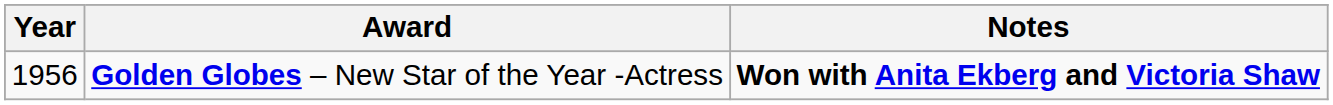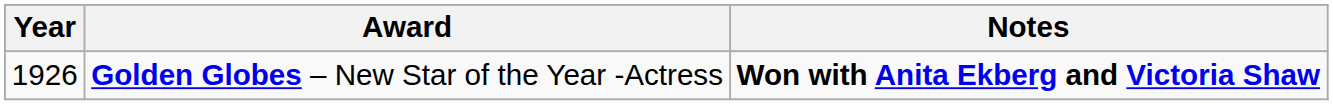(45, 74) 1956 -> (45, 74) 1926
